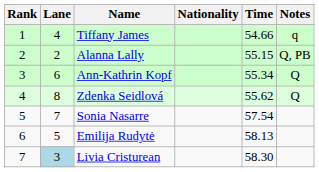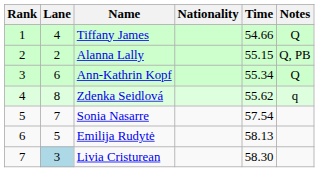(295, 34) q -> (295, 34) Q
(295, 95) Q -> (295, 95) q
